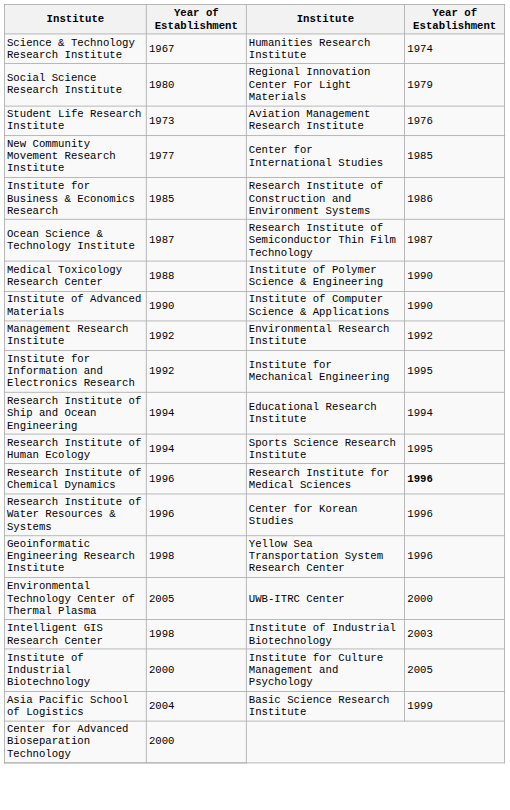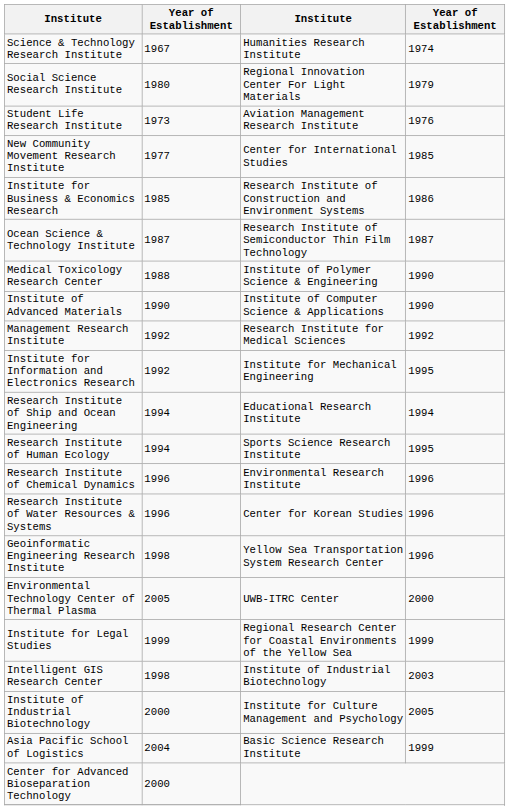(319, 336) Environmental Research Institute -> (314, 336) Research Institute for Medical Sciences
(319, 479) Research Institute for Medical Sciences -> (314, 479) Environmental Research Institute
(420, 479) bold -> (421, 479) normal
+ row: (68, 641)
